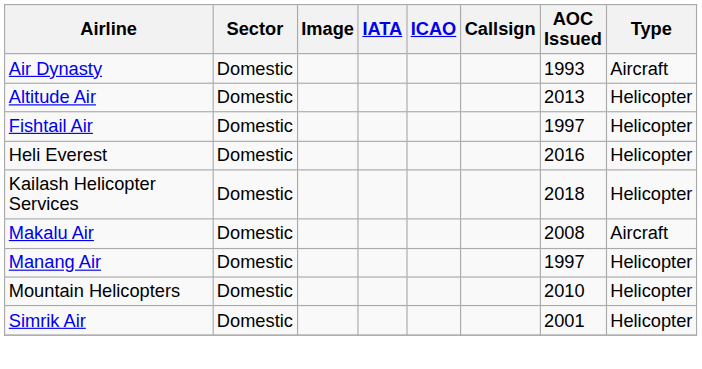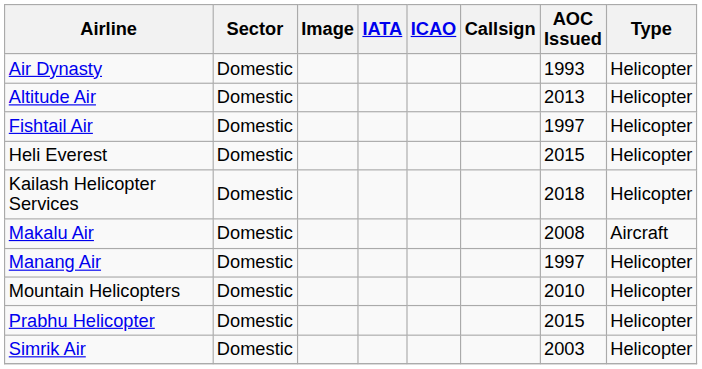(639, 68) Aircraft -> (651, 68) Helicopter
(564, 155) 2016 -> (564, 155) 2015
+ row: (82, 320)
(564, 320) 2001 -> (564, 349) 2003
